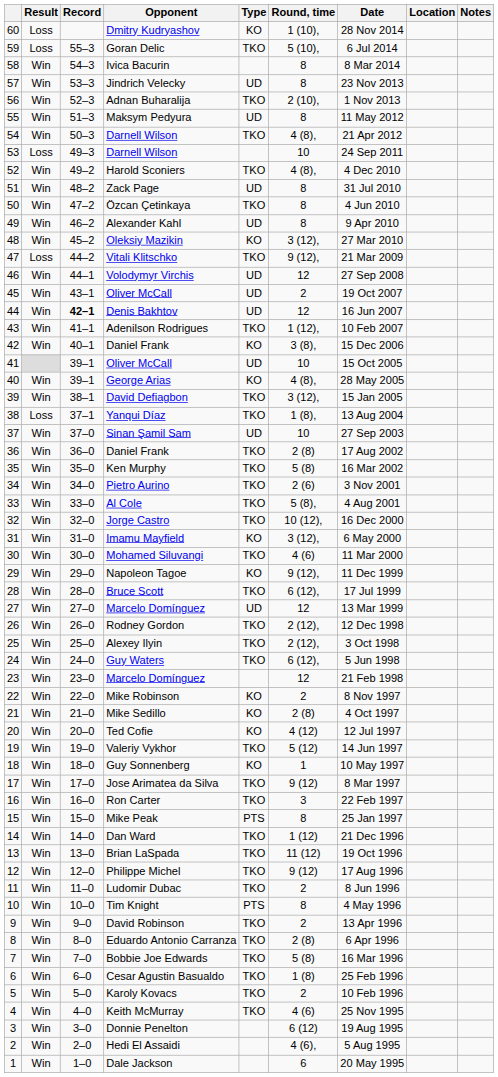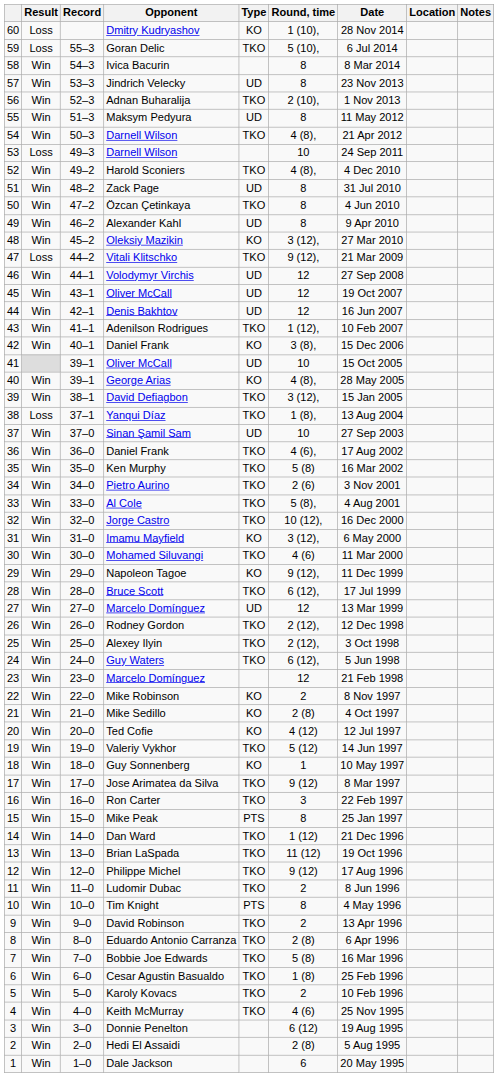(303, 293) 2 -> (303, 293) 12
(82, 310) bold -> (82, 310) normal
(303, 450) 2 (8) -> (303, 450) 4 (6),
(303, 1046) 4 (6), -> (303, 1046) 2 (8)
